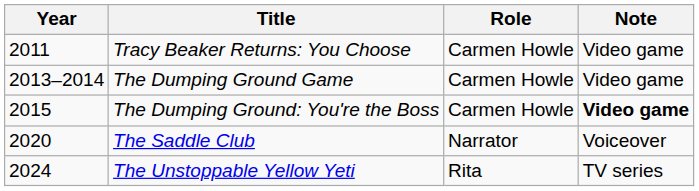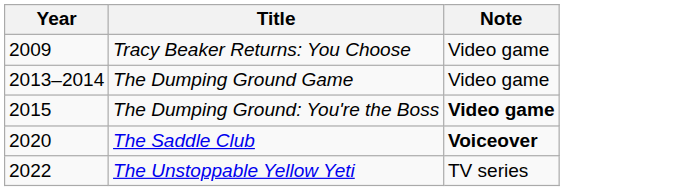- column: (511, 19)
(29, 49) 2011 -> (30, 49) 2009
(624, 140) normal -> (493, 140) bold
(30, 170) 2024 -> (30, 170) 2022
